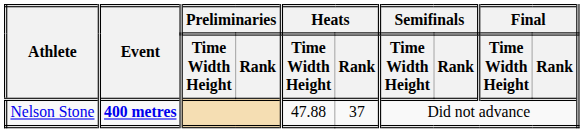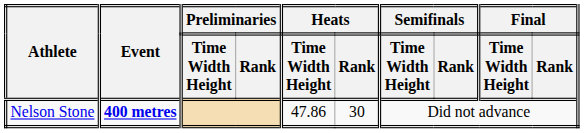(309, 113) 47.88 -> (309, 113) 47.86
(357, 113) 37 -> (357, 113) 30
